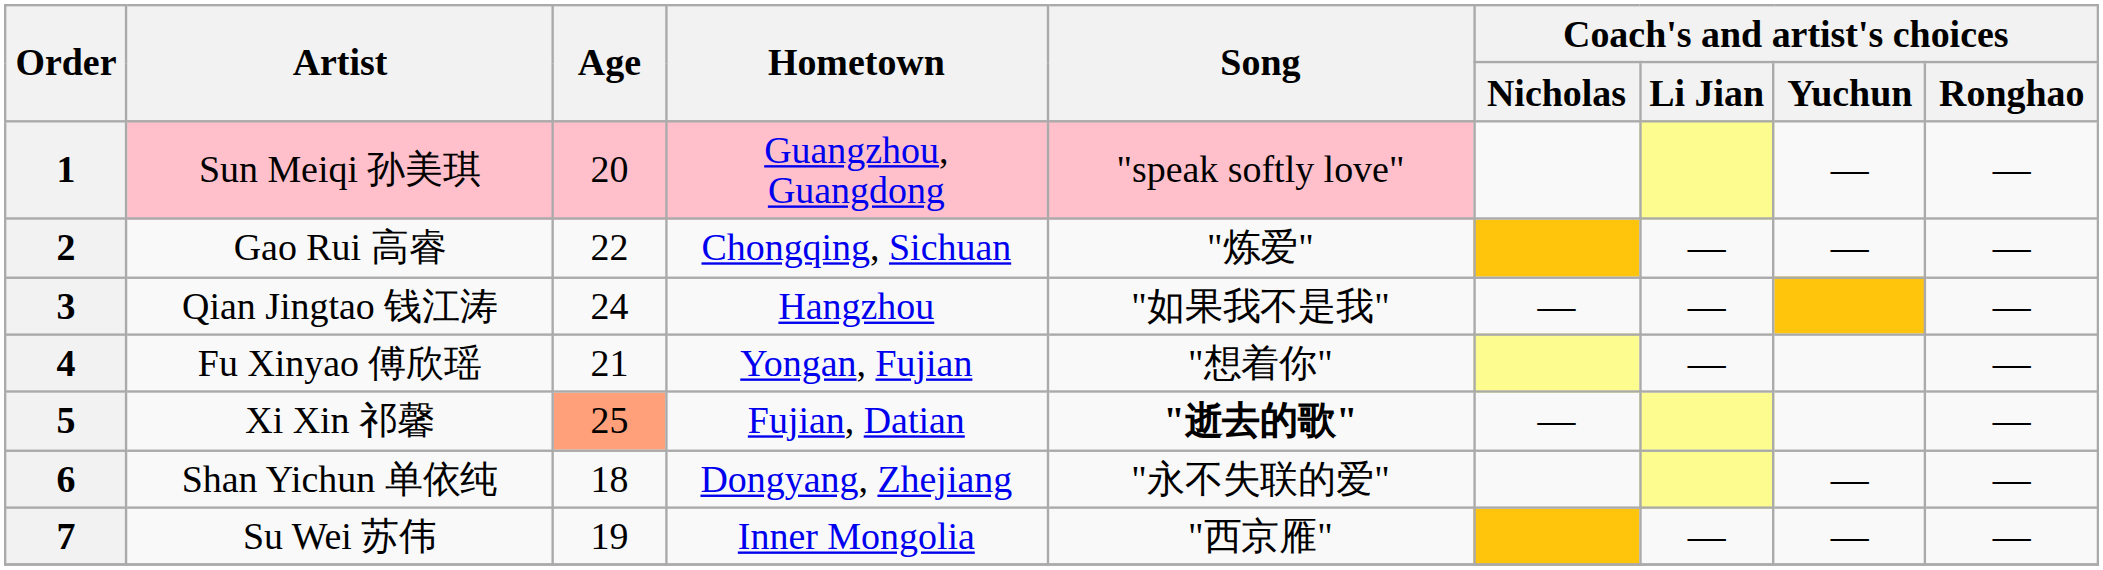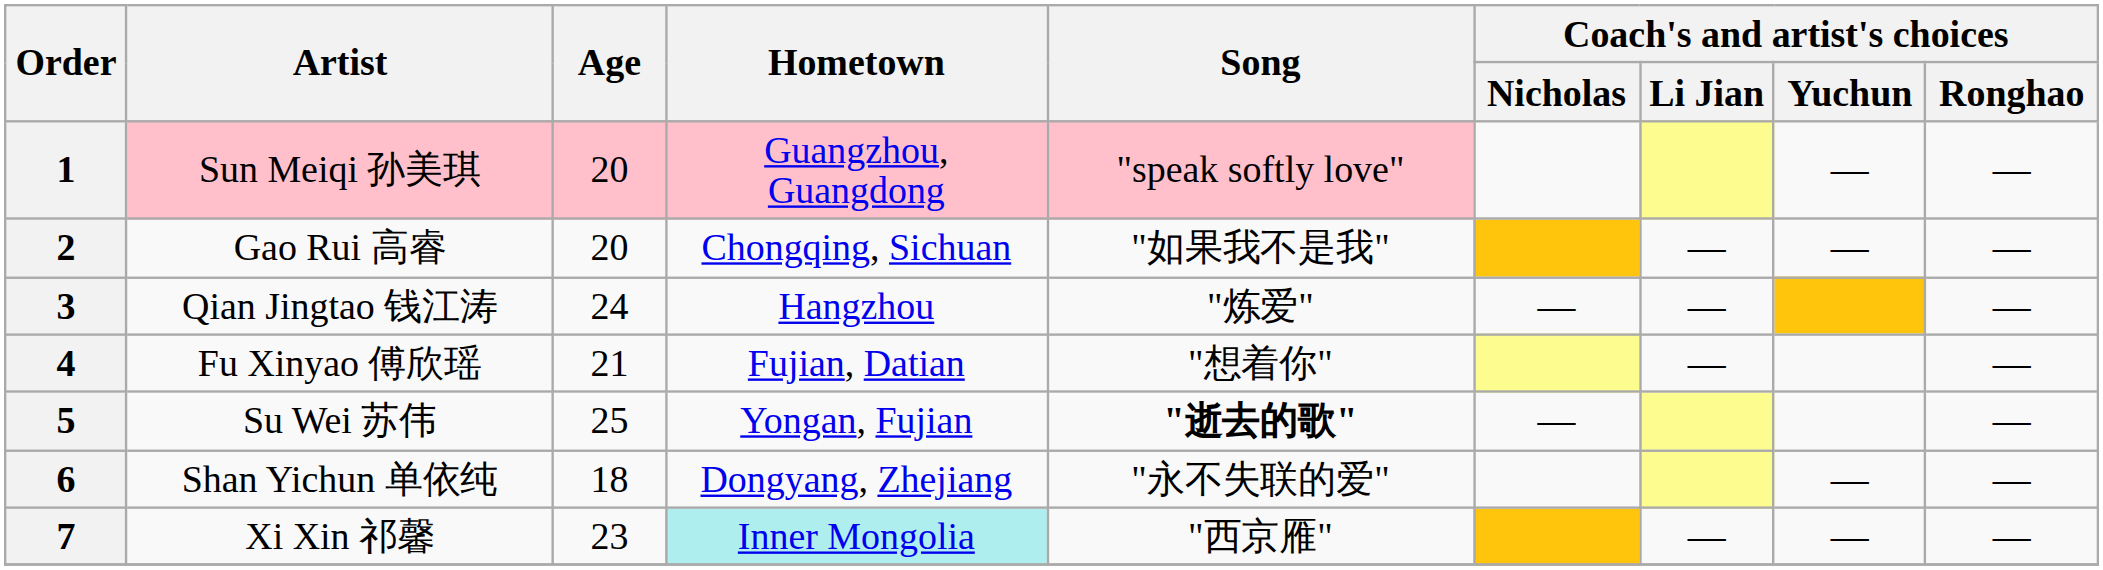(609, 248) 22 -> (609, 248) 20
(1260, 248) "炼爱" -> (1260, 248) "如果我不是我"
(1260, 305) "如果我不是我" -> (1260, 305) "炼爱"
(856, 363) Yongan, Fujian -> (856, 363) Fujian, Datian
(340, 421) Xi Xin 祁馨 -> (340, 421) Su Wei 苏伟
(609, 421) lightsalmon background -> (609, 421) no background
(856, 421) Fujian, Datian -> (856, 421) Yongan, Fujian
(340, 537) Su Wei 苏伟 -> (340, 537) Xi Xin 祁馨
(609, 537) 19 -> (609, 537) 23
(856, 537) no background -> (856, 537) paleturquoise background
